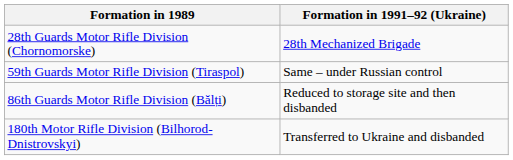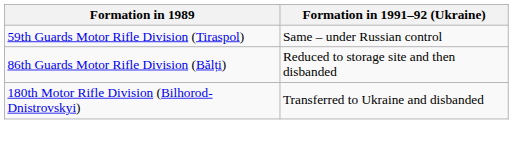- row: (98, 43)
